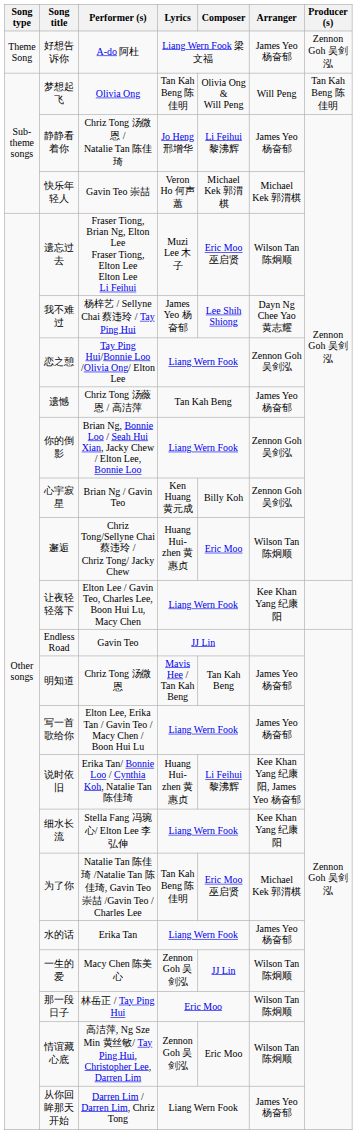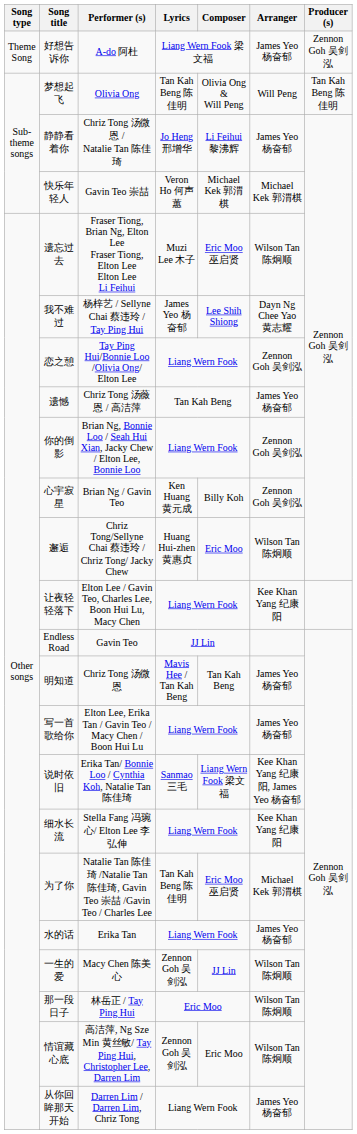(178, 781) Huang Hui-zhen 黄惠贞 -> (177, 781) Sanmao 三毛
(224, 781) Li Feihui 黎沸辉 -> (224, 781) Liang Wern Fook 梁文福
